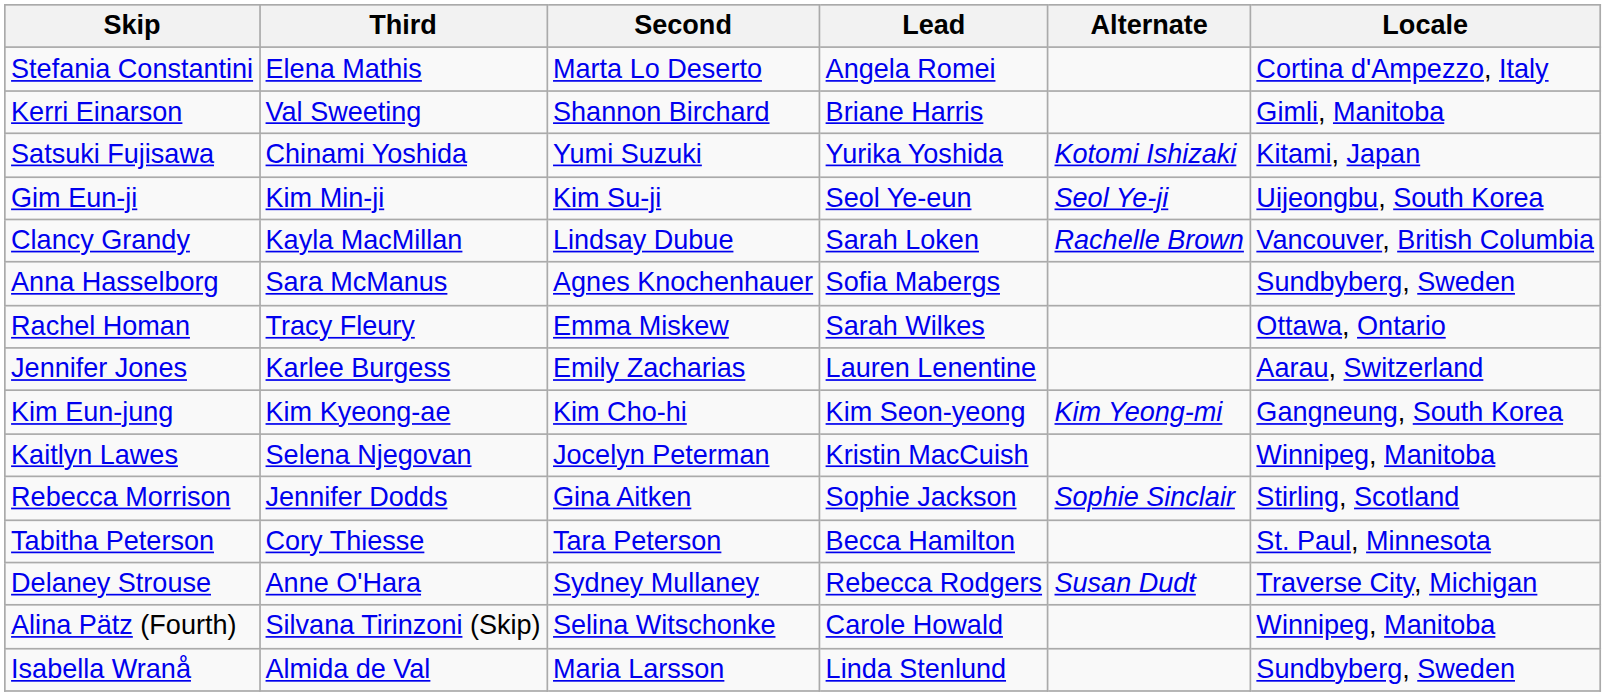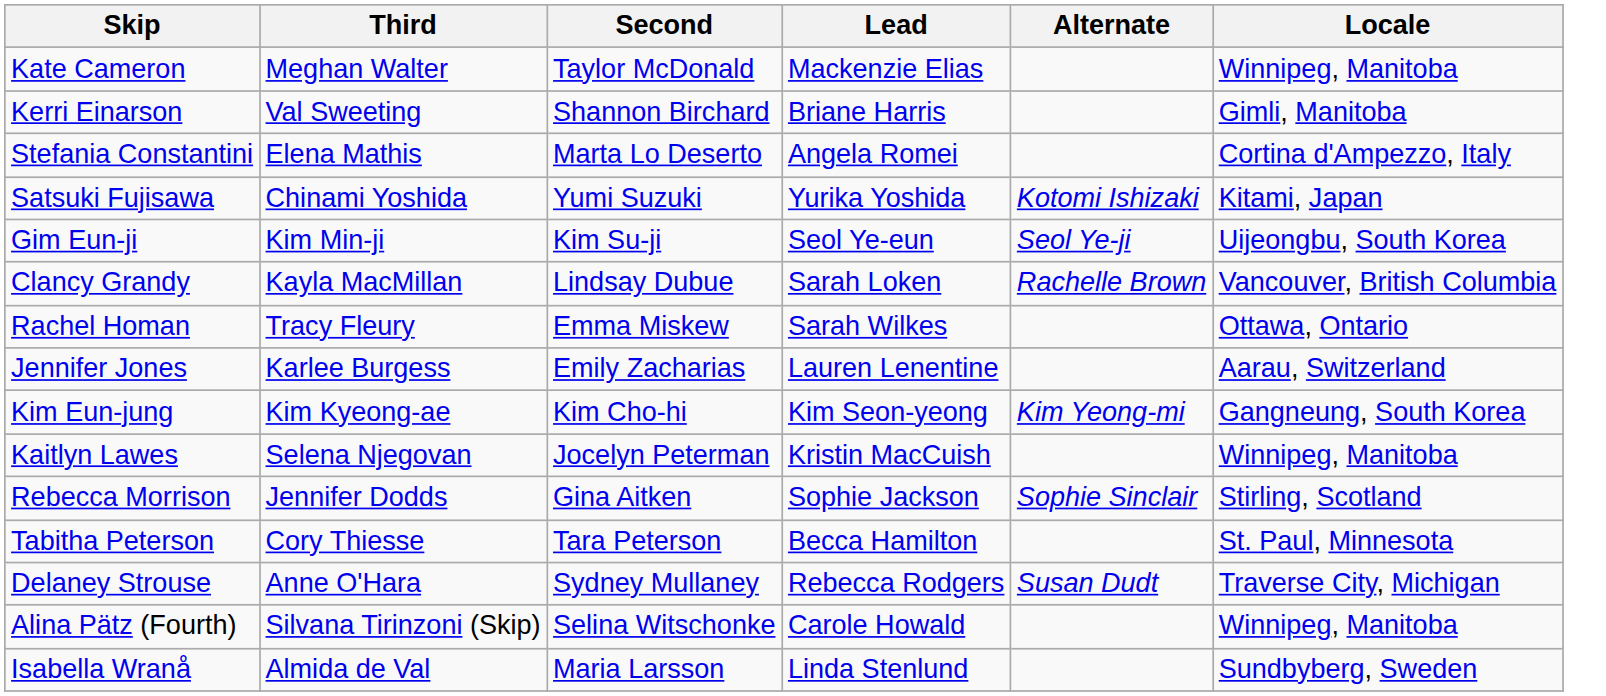+ row: (98, 68)
rows swapped: (132, 68) <-> (97, 111)
- row: (115, 283)
